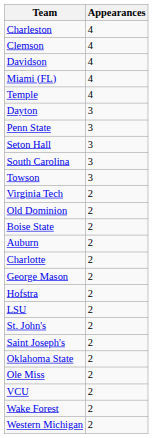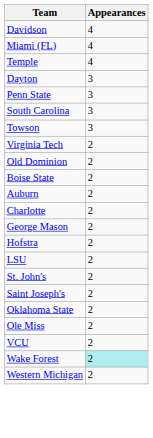- row: (29, 29)
- row: (25, 45)
- row: (29, 144)
(90, 408) no background -> (90, 359) paleturquoise background
